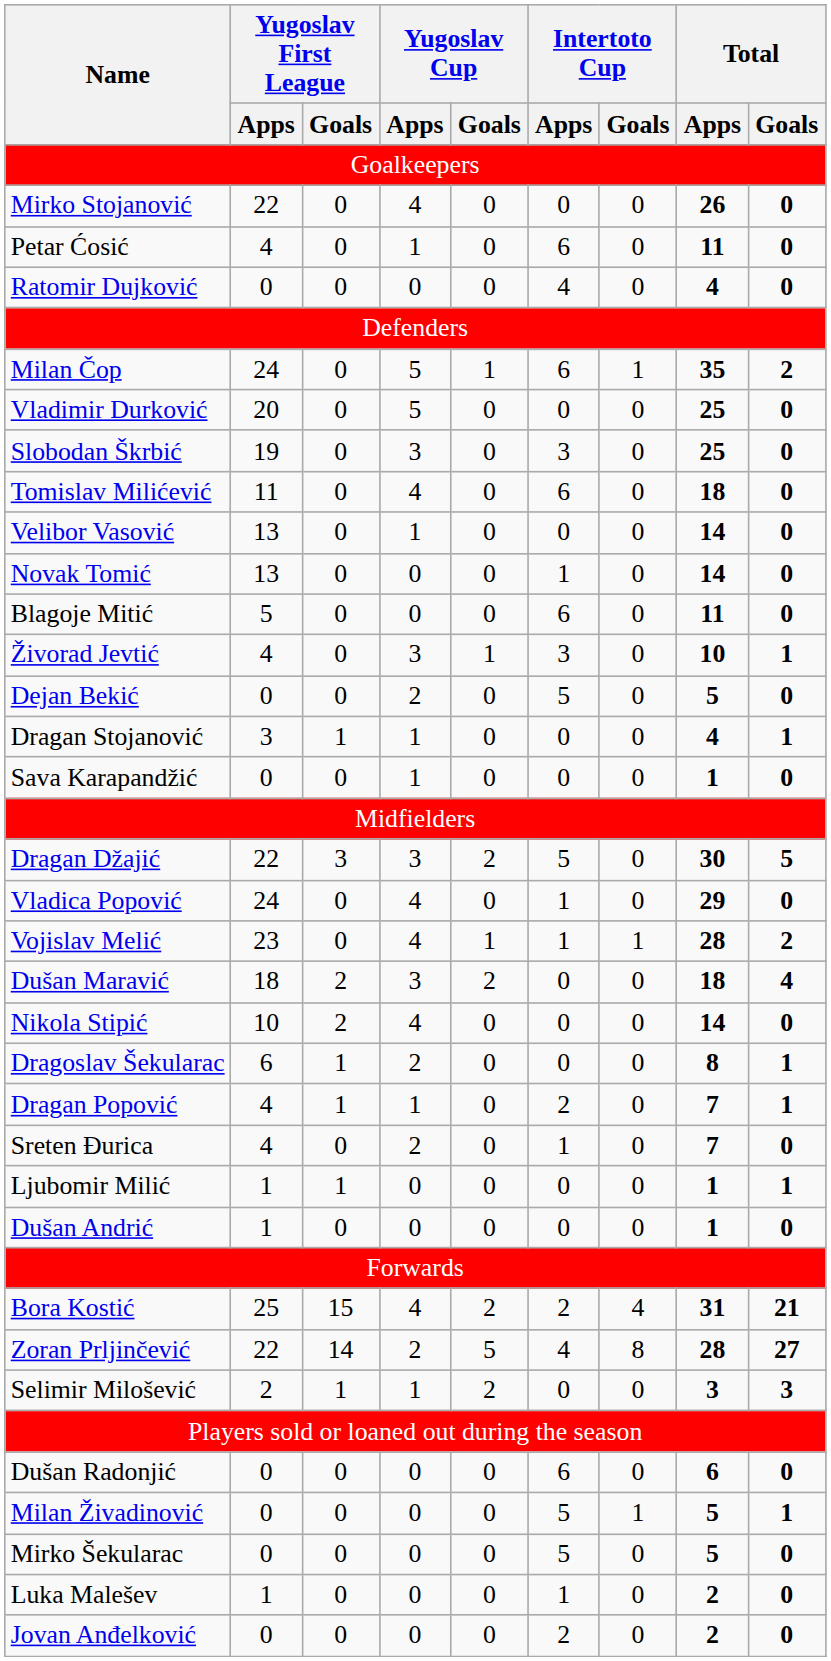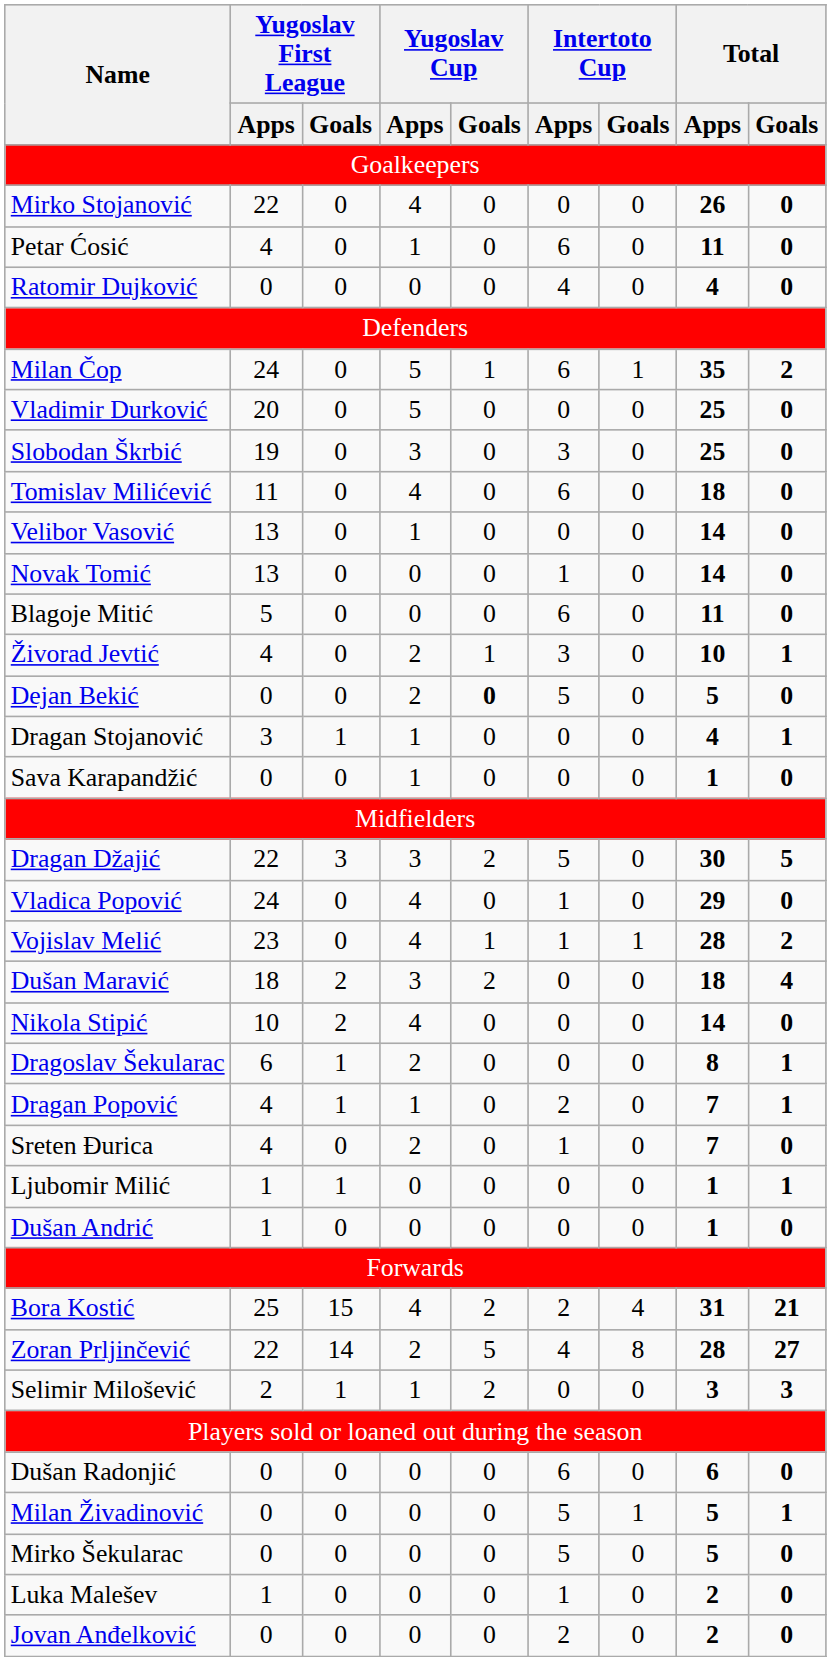(415, 654) 3 -> (415, 654) 2
(489, 695) normal -> (489, 695) bold
